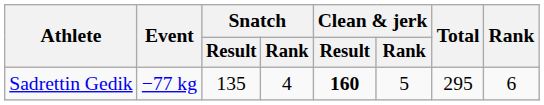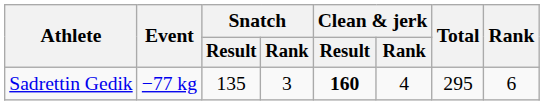(287, 83) 4 -> (287, 83) 3
(404, 83) 5 -> (404, 83) 4
